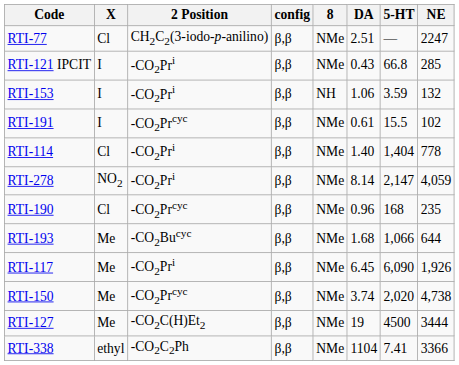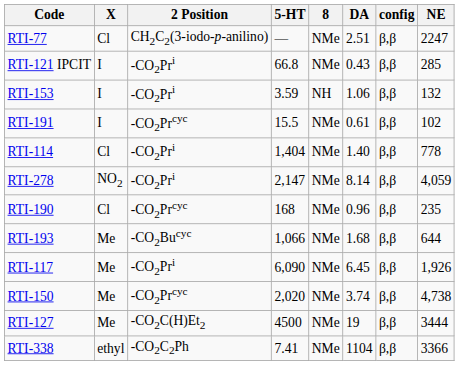columns swapped: (292, 15) <-> (399, 15)
